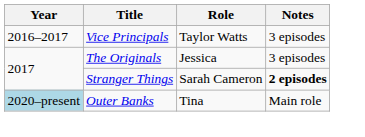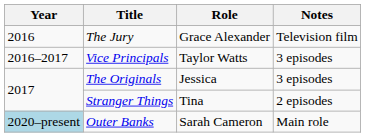+ row: (110, 36)
(221, 79) Sarah Cameron -> (191, 100) Tina
(298, 79) bold -> (304, 100) normal
(191, 100) Tina -> (221, 121) Sarah Cameron
